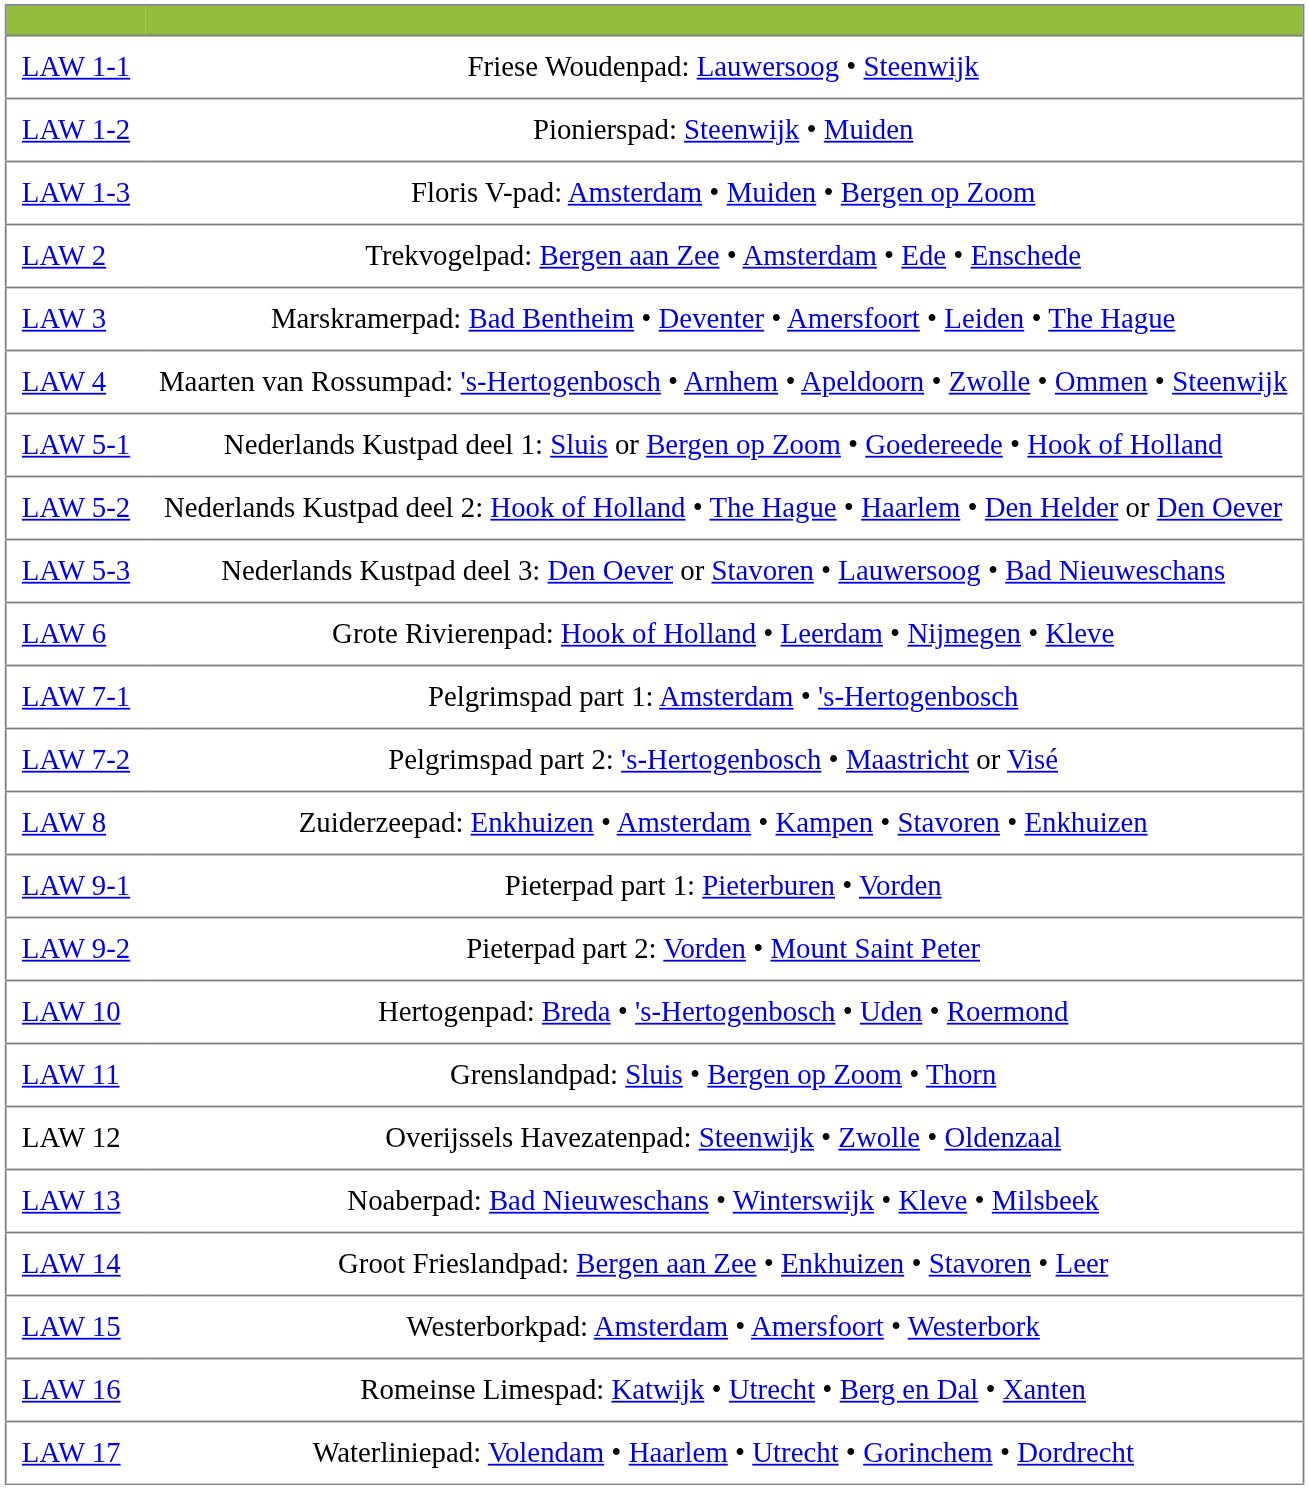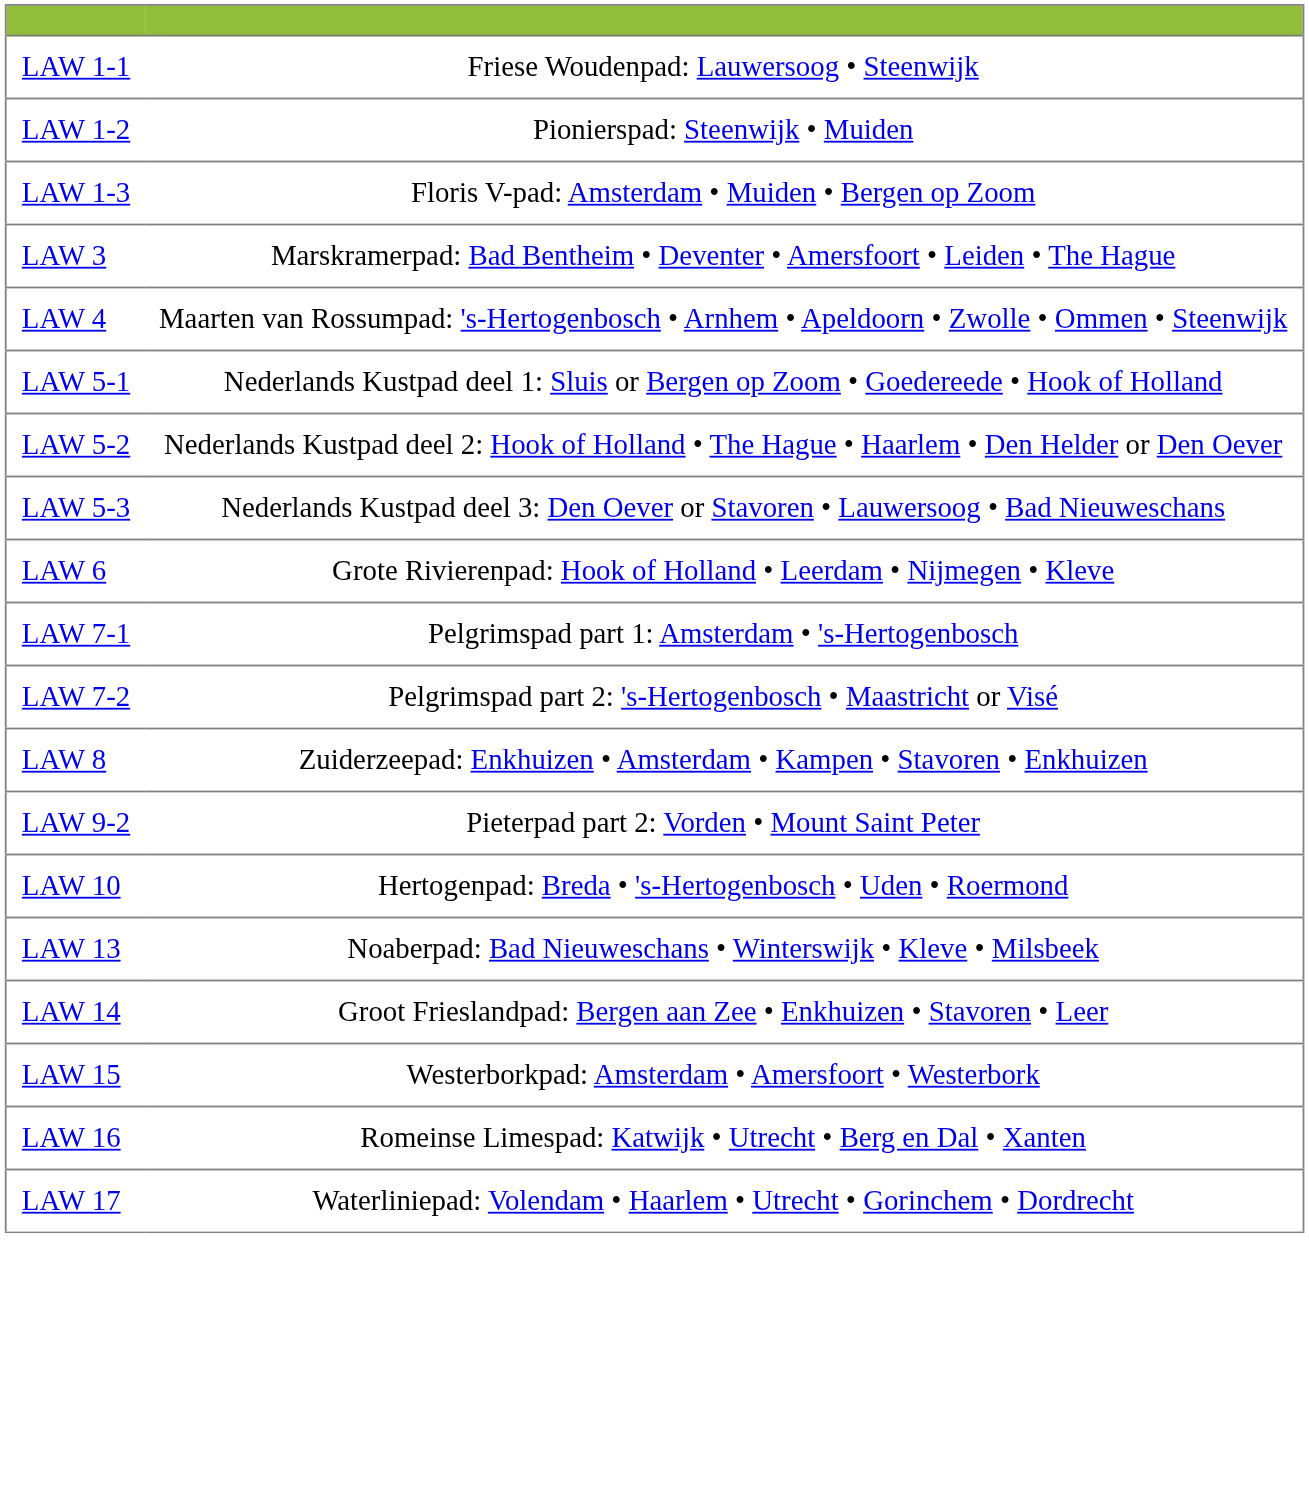- row: (64, 255)
- row: (76, 885)
- row: (71, 1074)
- row: (71, 1137)
